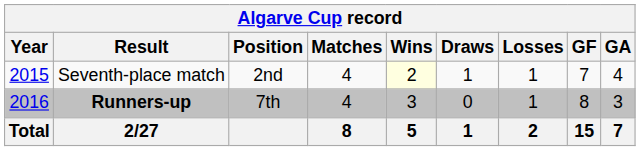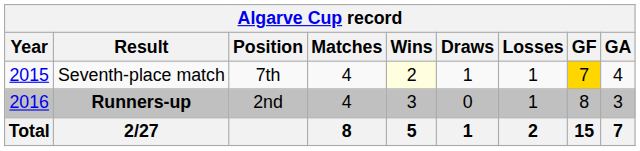(268, 74) 2nd -> (268, 74) 7th
(584, 74) no background -> (584, 74) gold background
(268, 103) 7th -> (268, 103) 2nd
